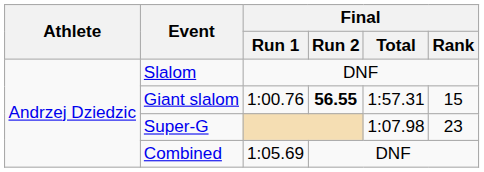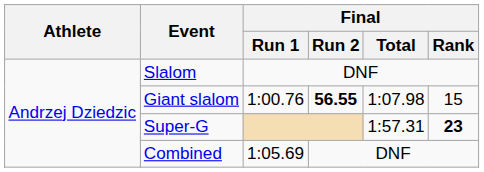(396, 99) 1:57.31 -> (396, 99) 1:07.98
(396, 126) 1:07.98 -> (396, 126) 1:57.31
(453, 126) normal -> (453, 126) bold
